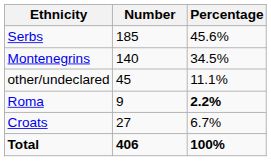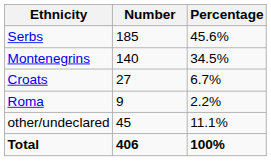rows swapped: (28, 123) <-> (59, 79)
(206, 101) bold -> (206, 101) normal
